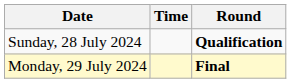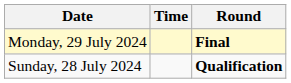rows swapped: (75, 41) <-> (77, 66)
